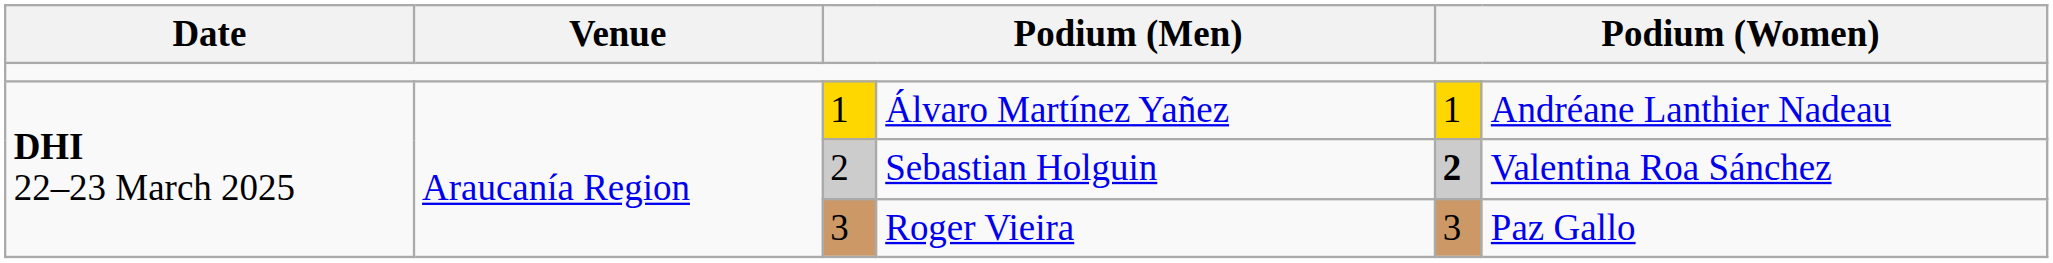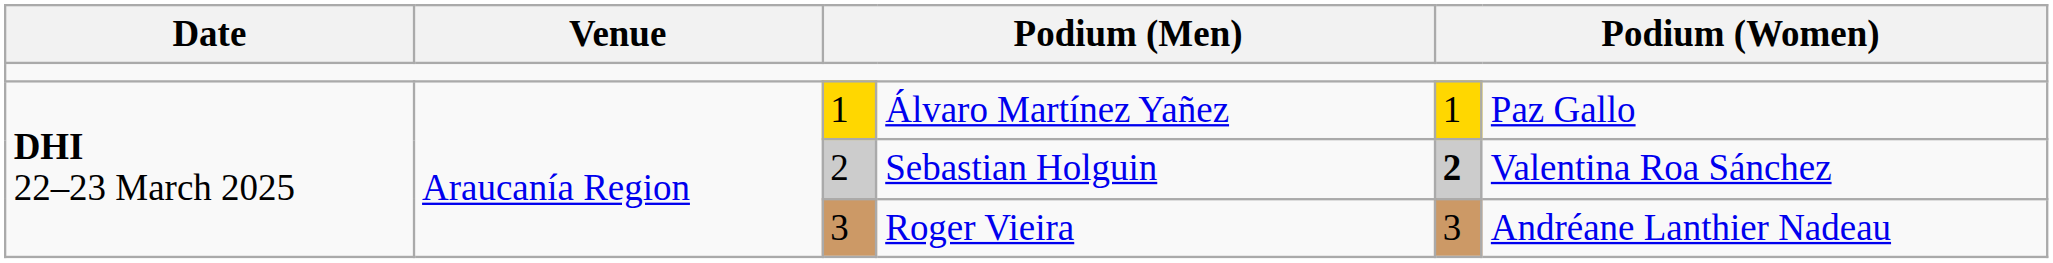(1691, 109) Andréane Lanthier Nadeau -> (1563, 109) Paz Gallo
(1563, 226) Paz Gallo -> (1691, 226) Andréane Lanthier Nadeau
